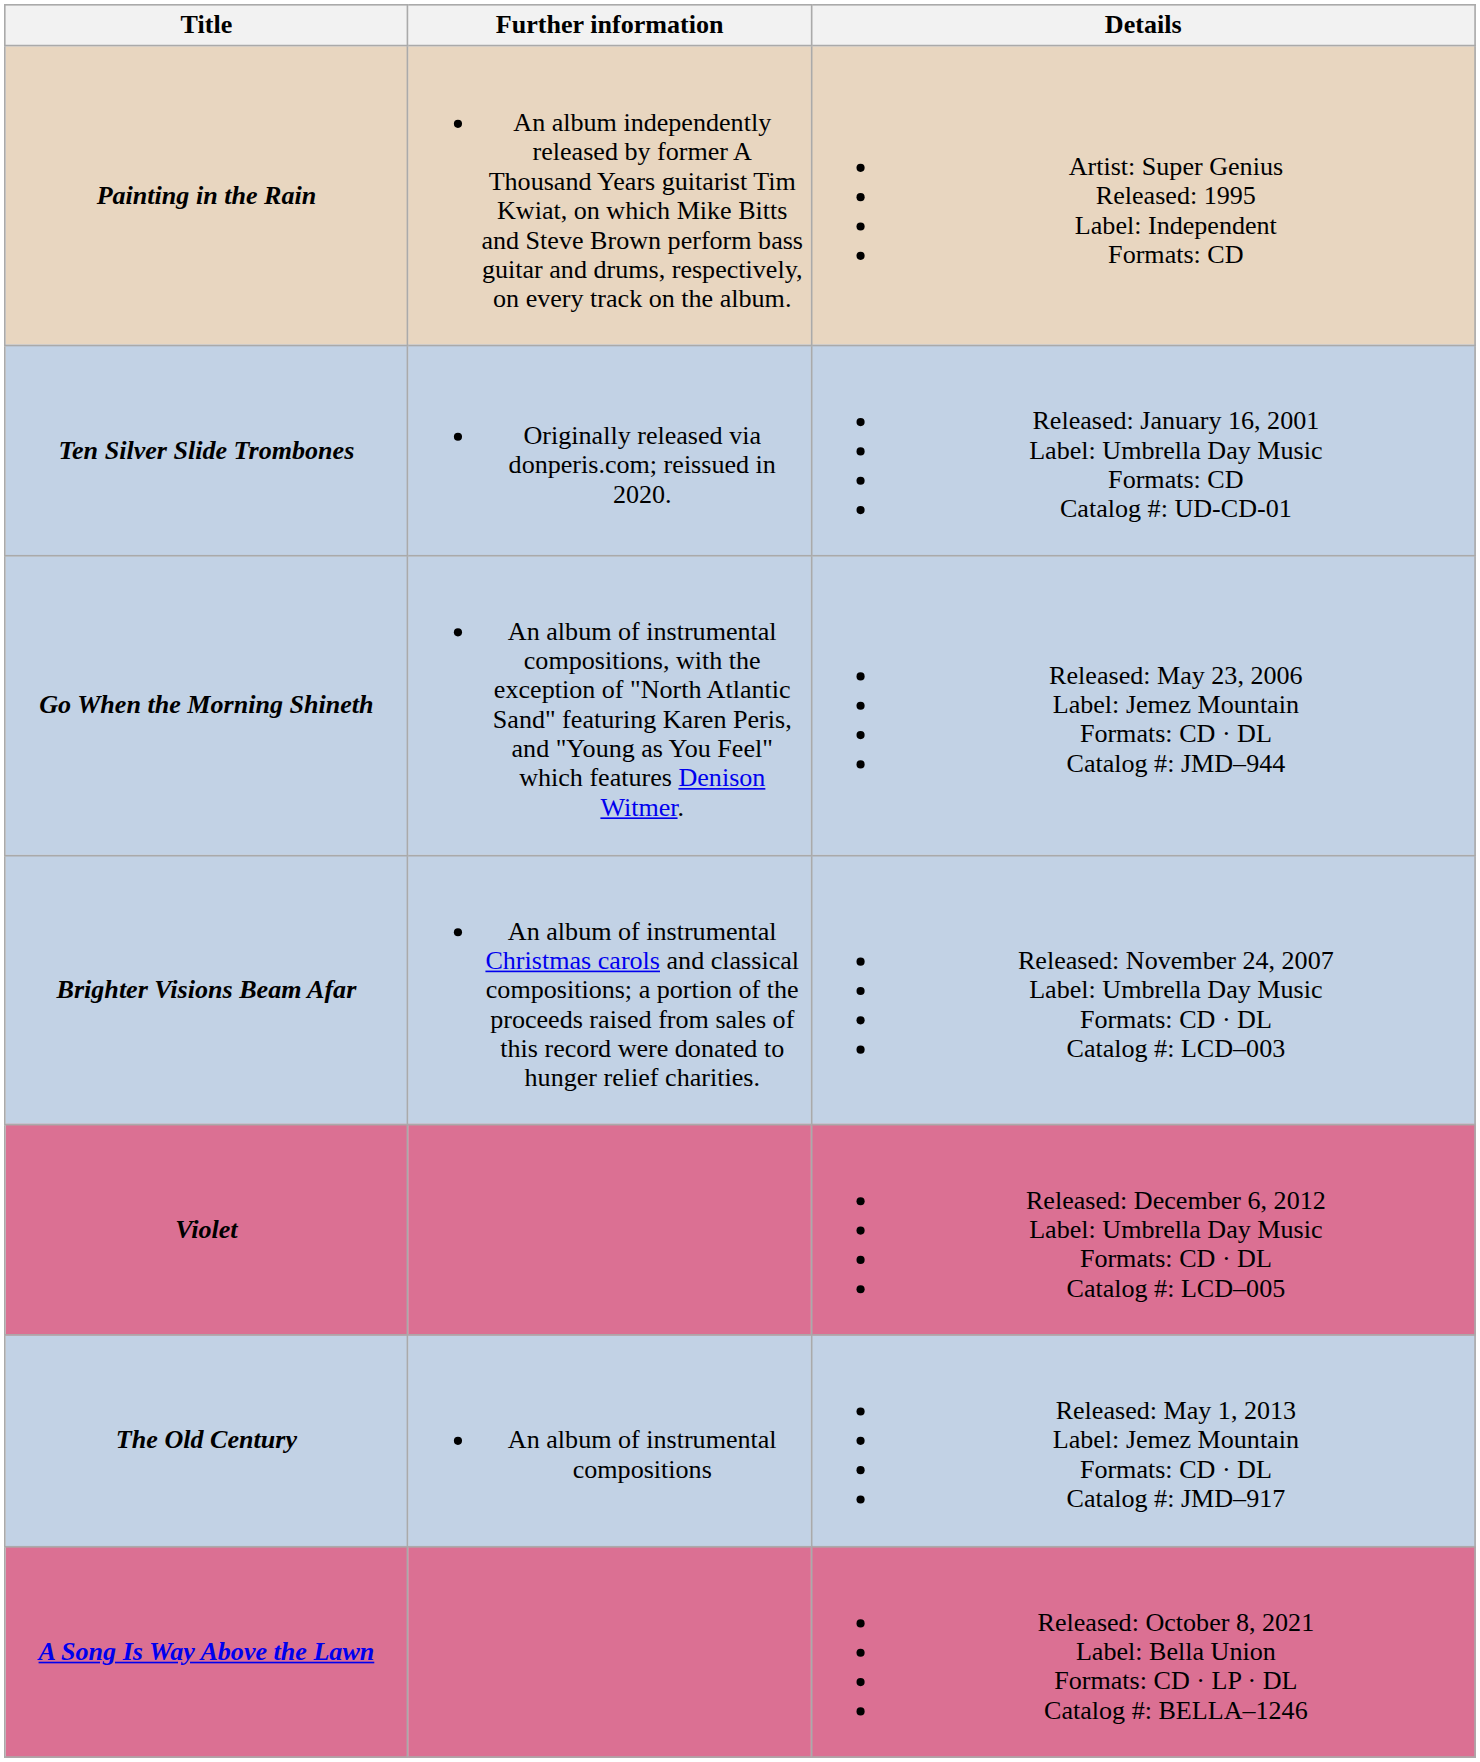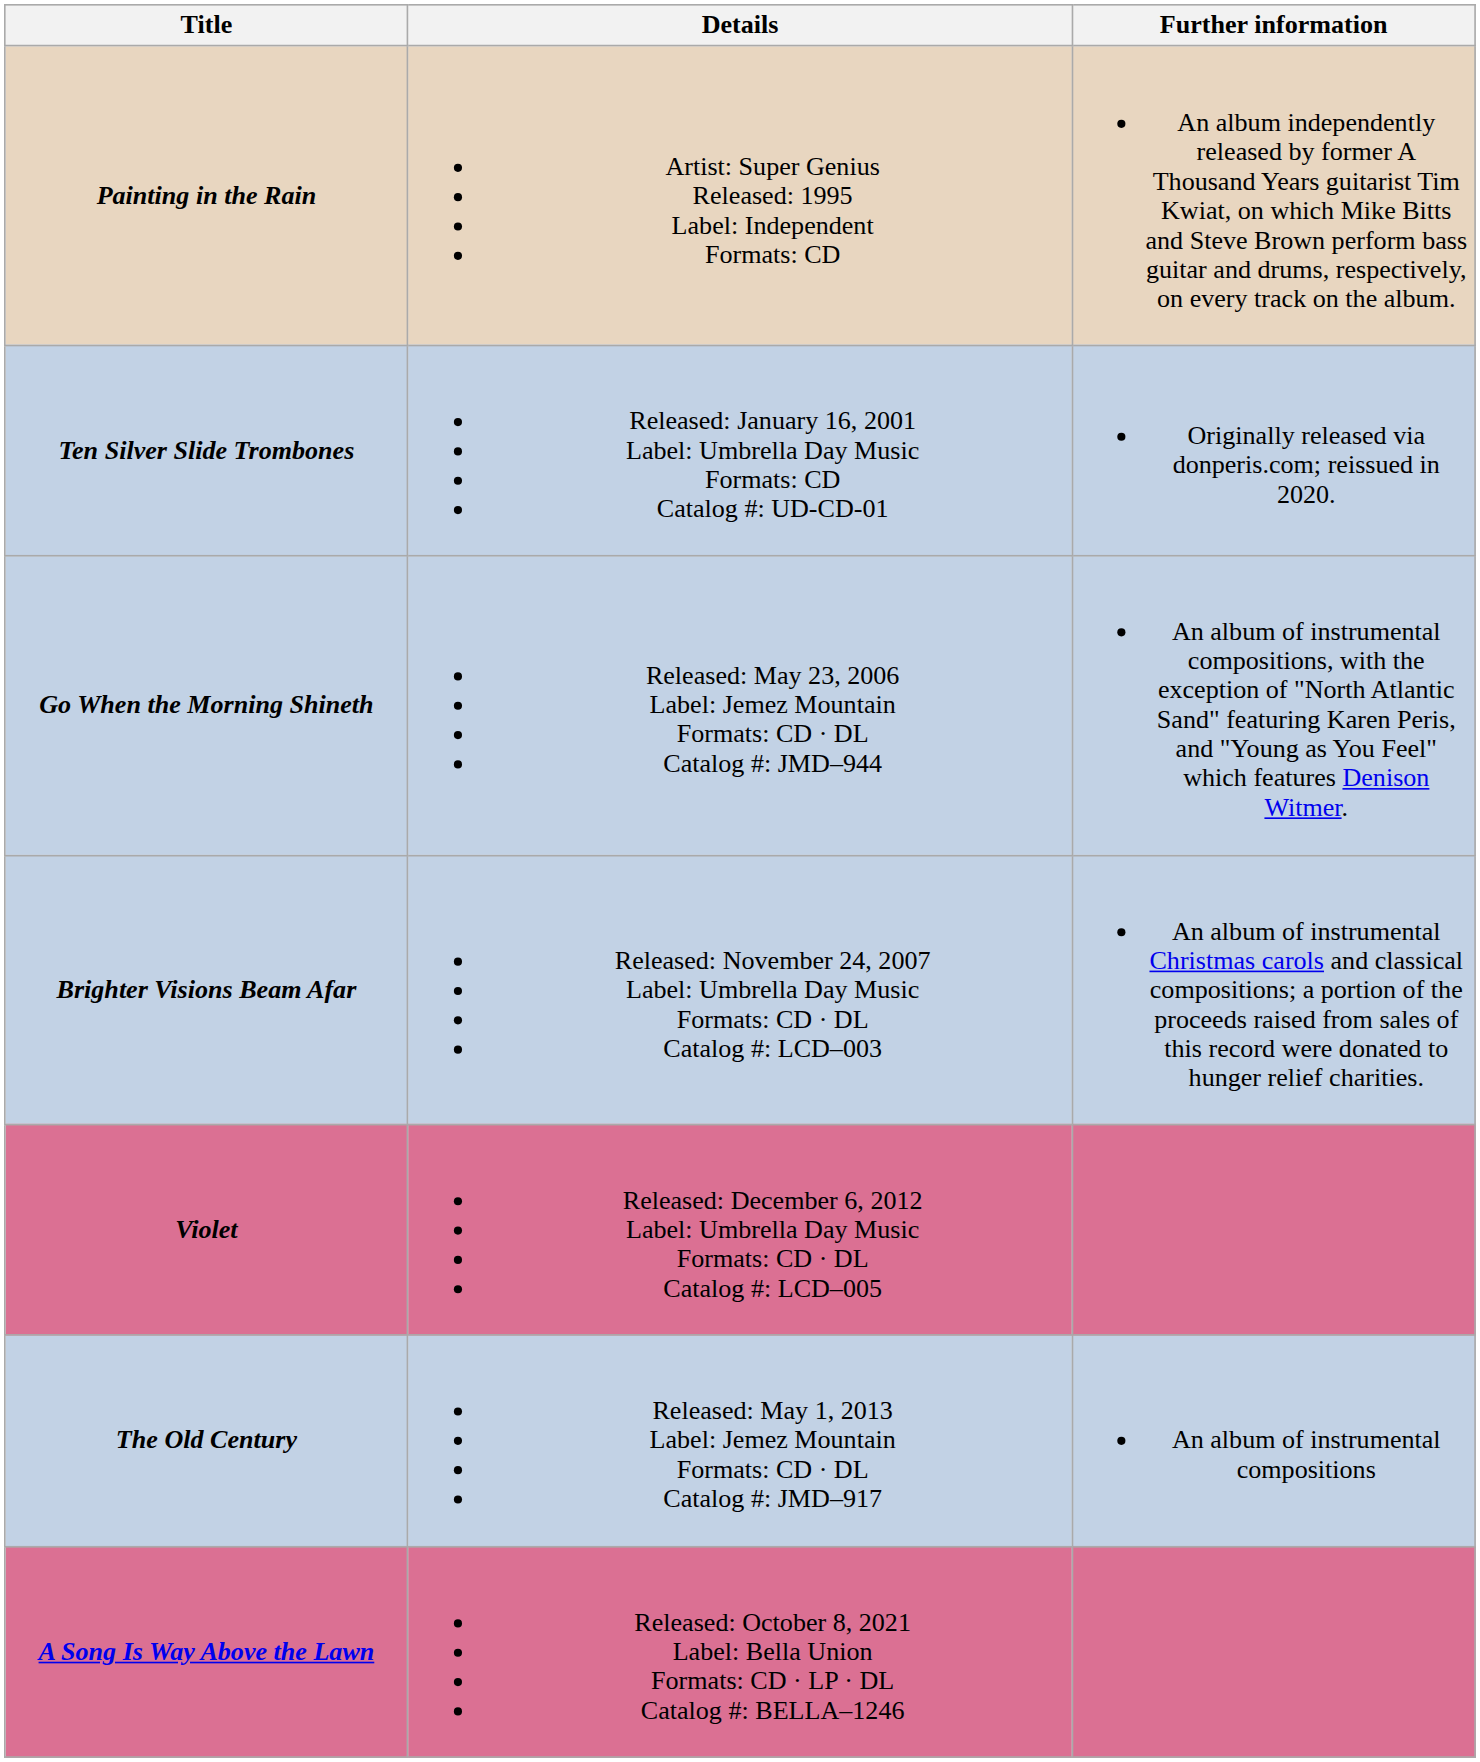columns swapped: (1143, 25) <-> (610, 25)
